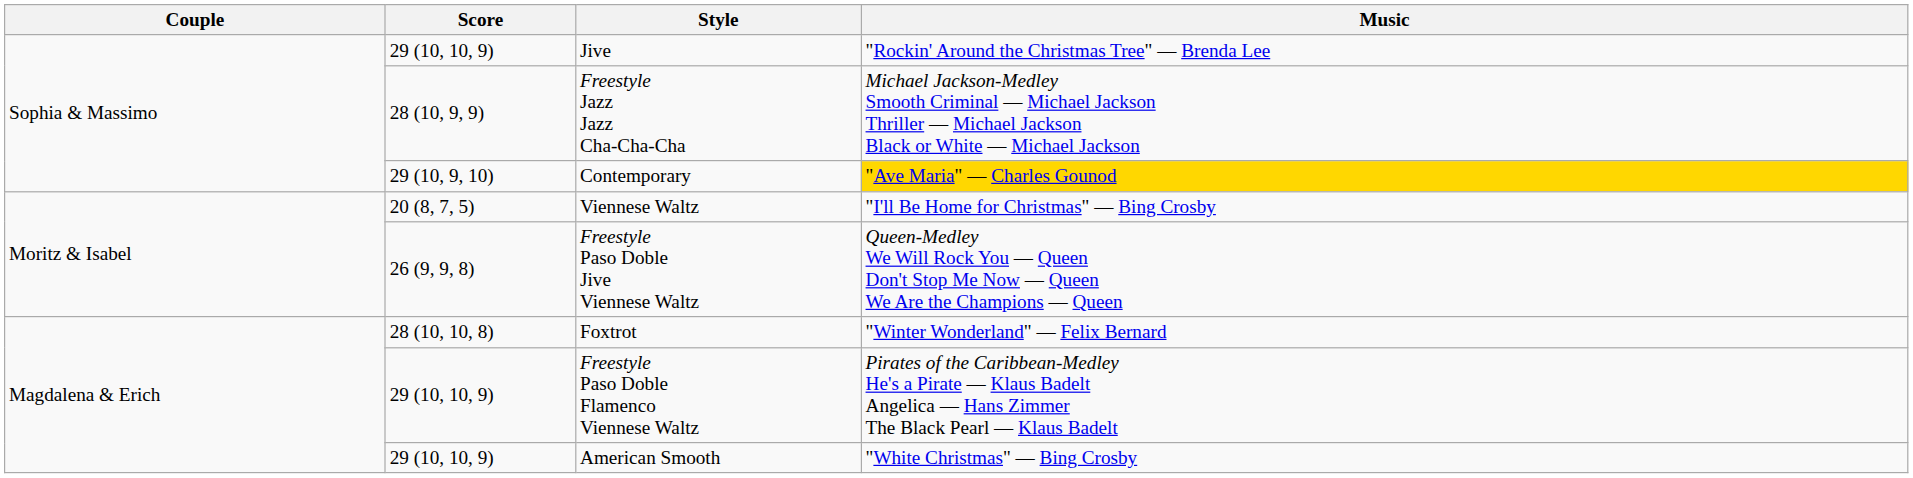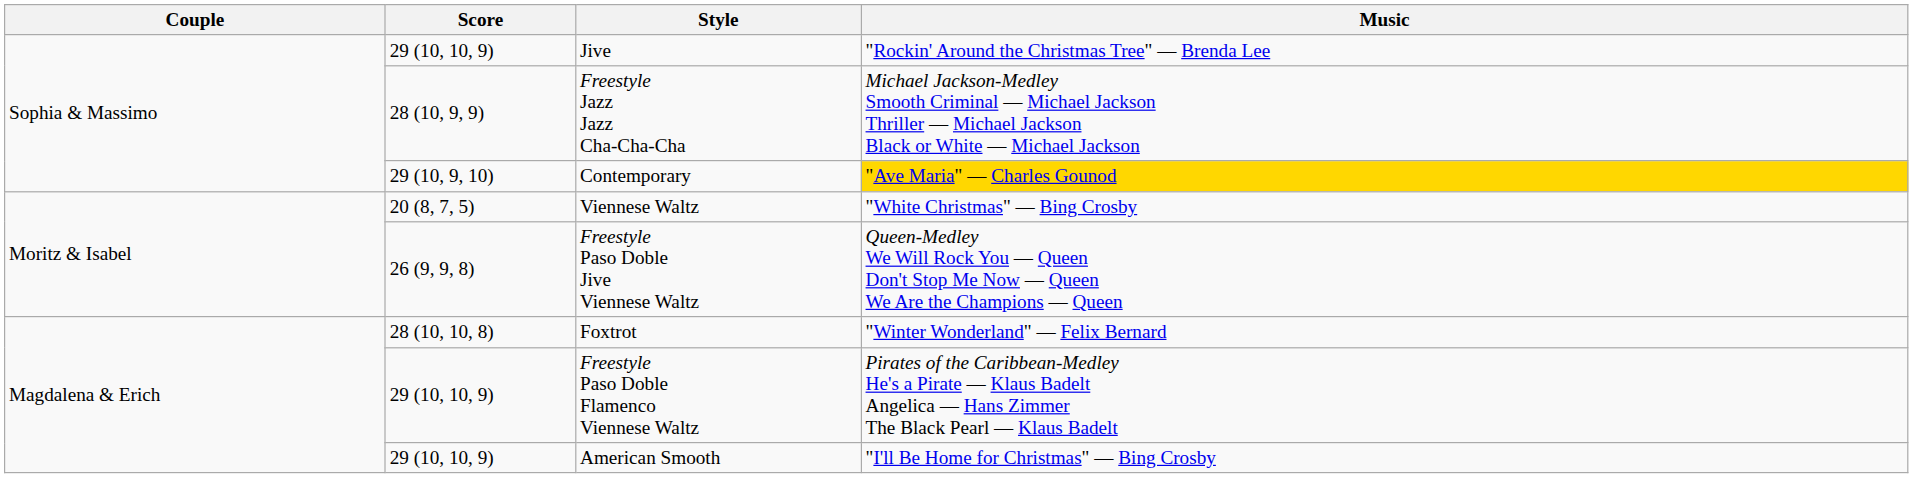(1041, 206) "I'll Be Home for Christmas" — Bing Crosby -> (1001, 206) "White Christmas" — Bing Crosby
(1001, 457) "White Christmas" — Bing Crosby -> (1041, 457) "I'll Be Home for Christmas" — Bing Crosby
